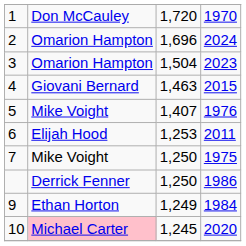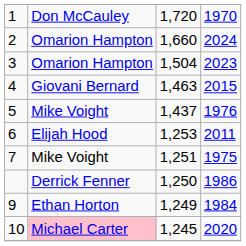(178, 39) 1,696 -> (178, 39) 1,660
(178, 110) 1,407 -> (178, 110) 1,437
(178, 157) 1,250 -> (178, 157) 1,251
